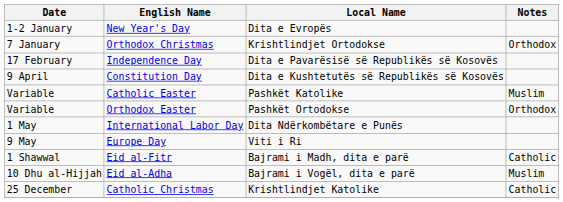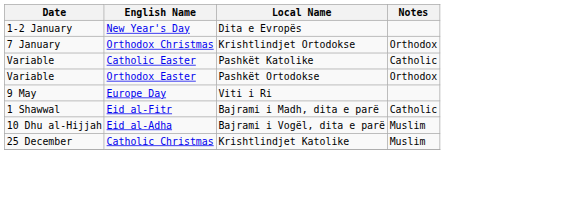- row: (154, 61)
- row: (154, 77)
(526, 93) Muslim -> (413, 61) Catholic
- row: (175, 125)
(532, 190) Catholic -> (408, 141) Muslim
